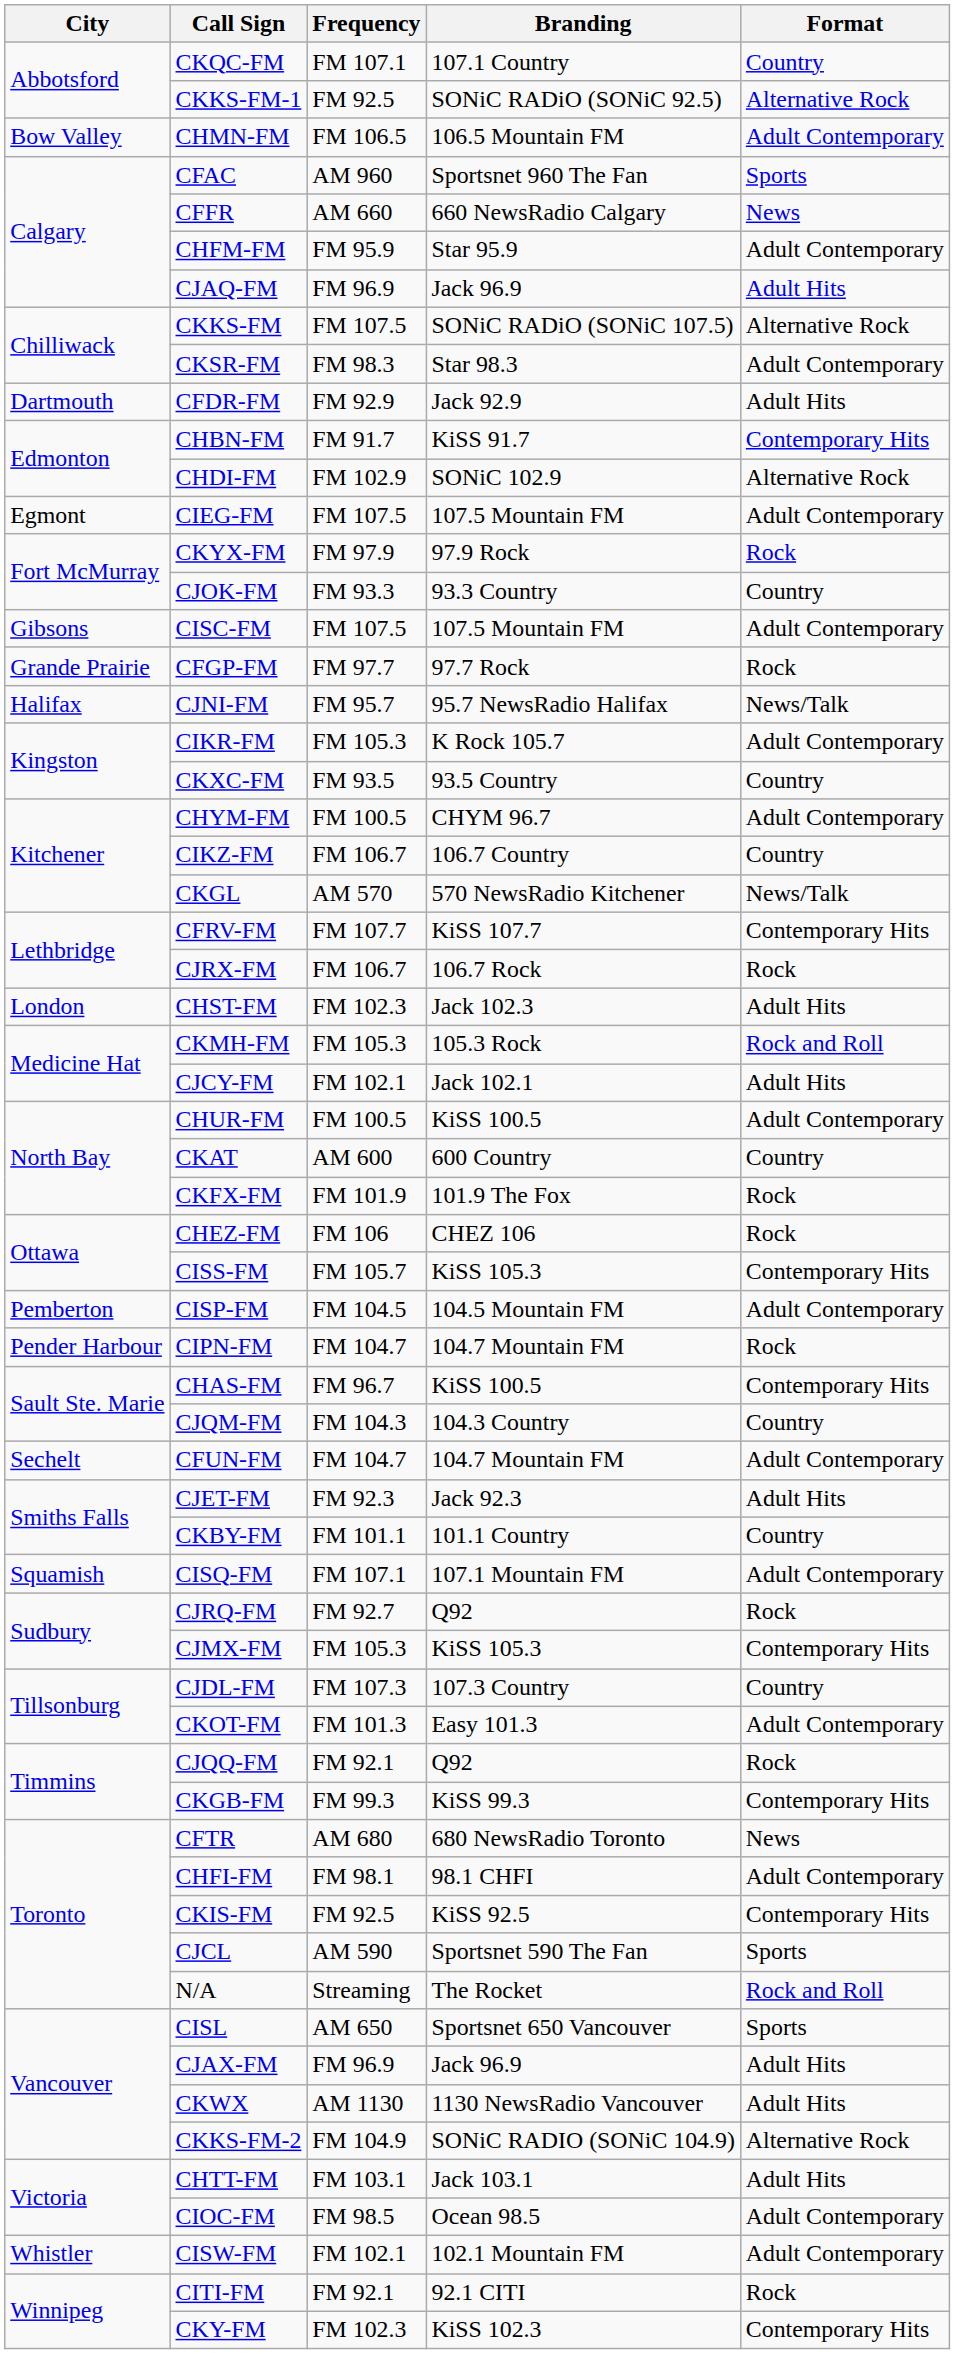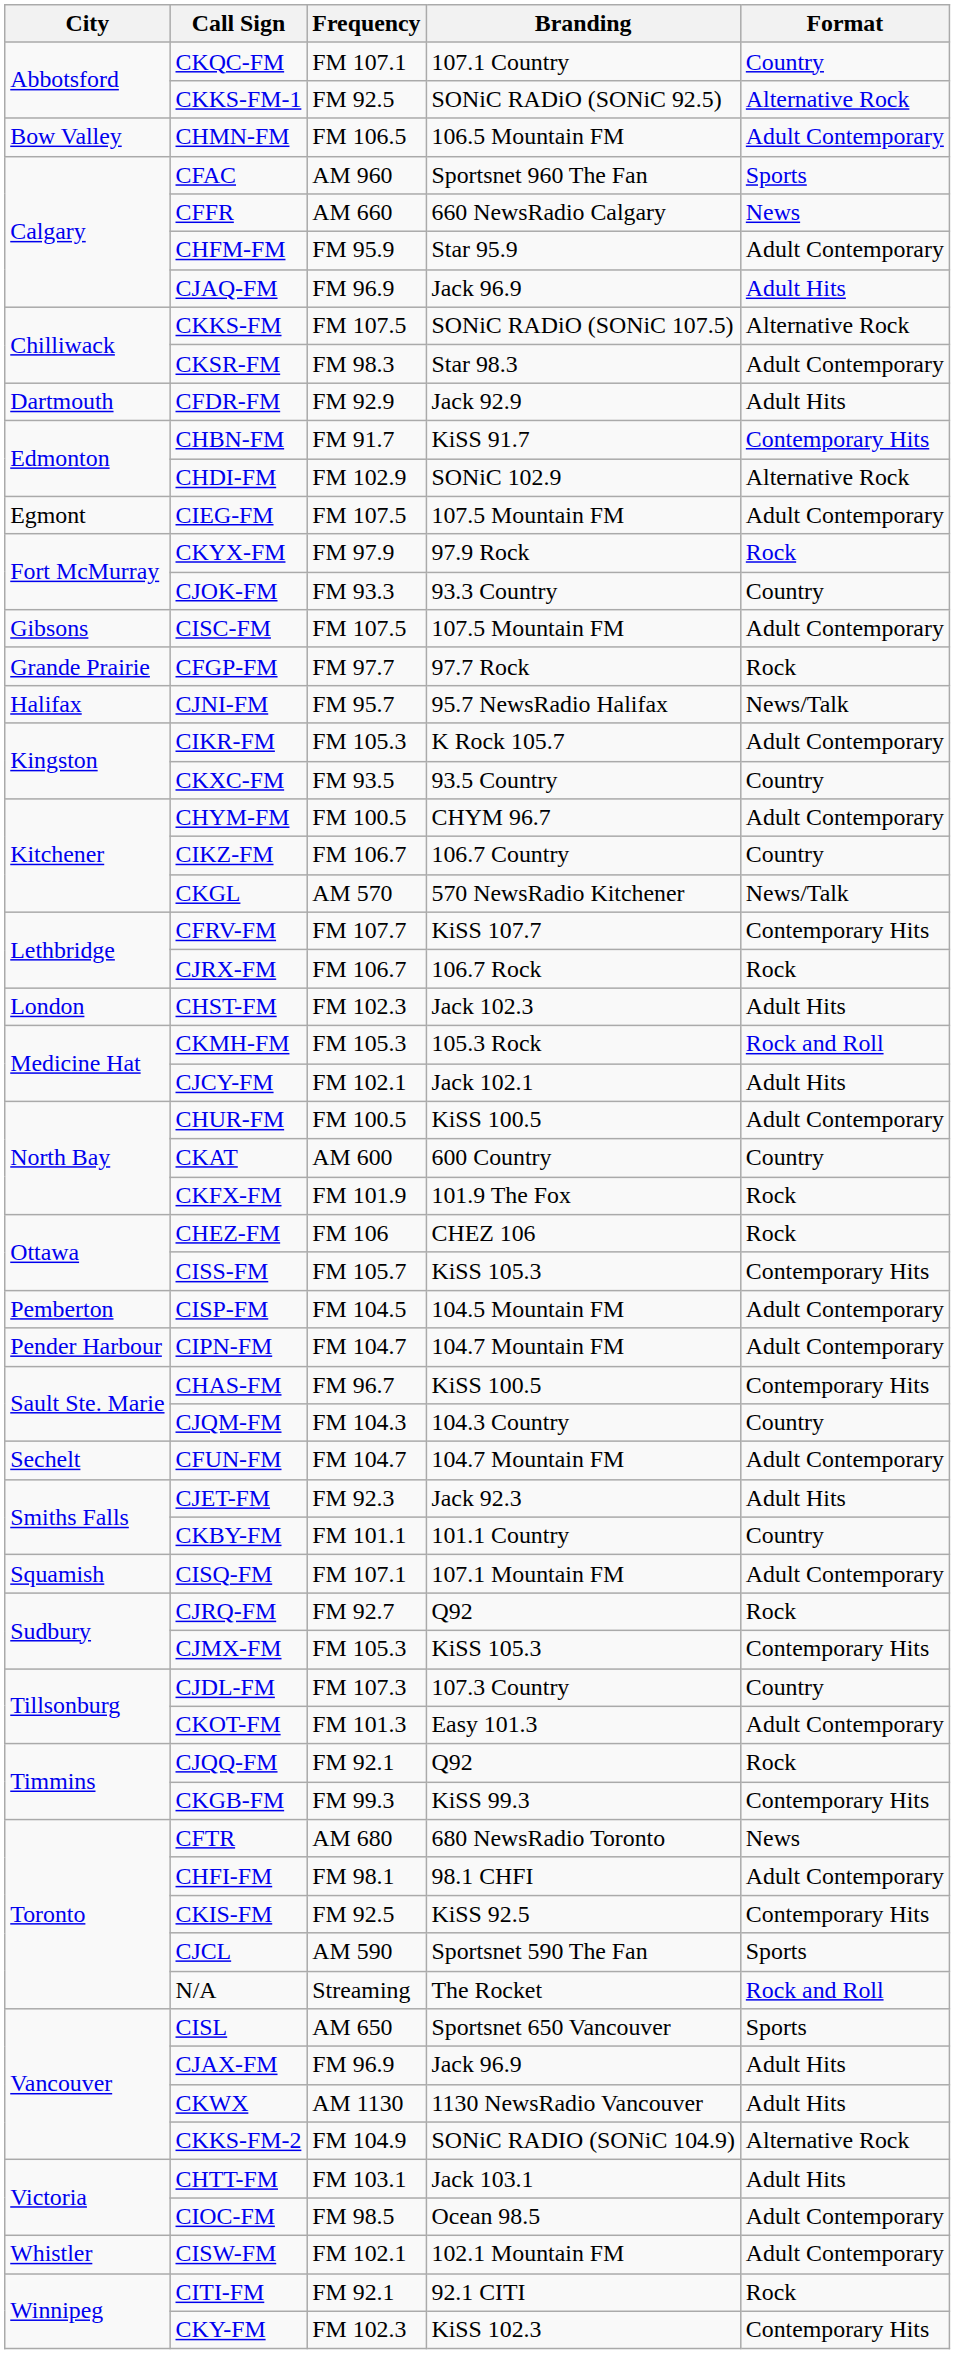(771, 1346) Rock -> (845, 1346) Adult Contemporary
